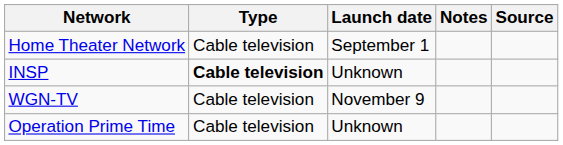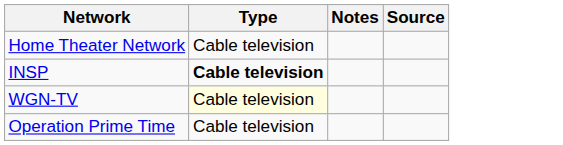- column: (382, 18)
(253, 99) no background -> (253, 99) lightyellow background
